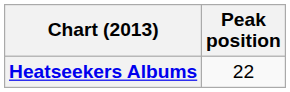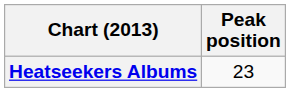(243, 71) 22 -> (243, 71) 23
